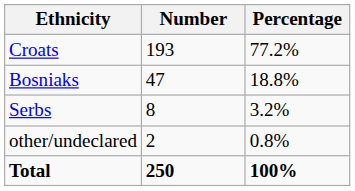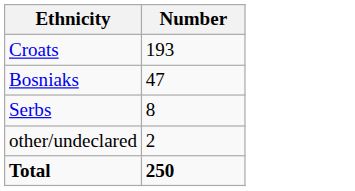- column: (297, 19)
